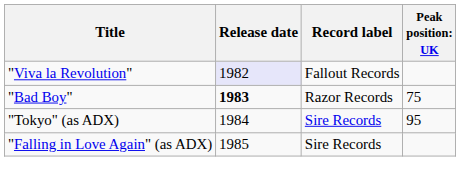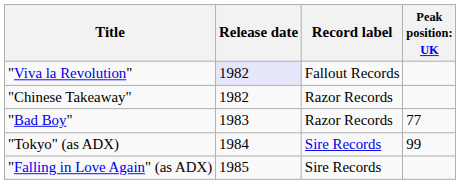+ row: (70, 96)
(234, 96) bold -> (234, 120) normal
(414, 96) 75 -> (414, 120) 77
(414, 120) 95 -> (414, 144) 99
